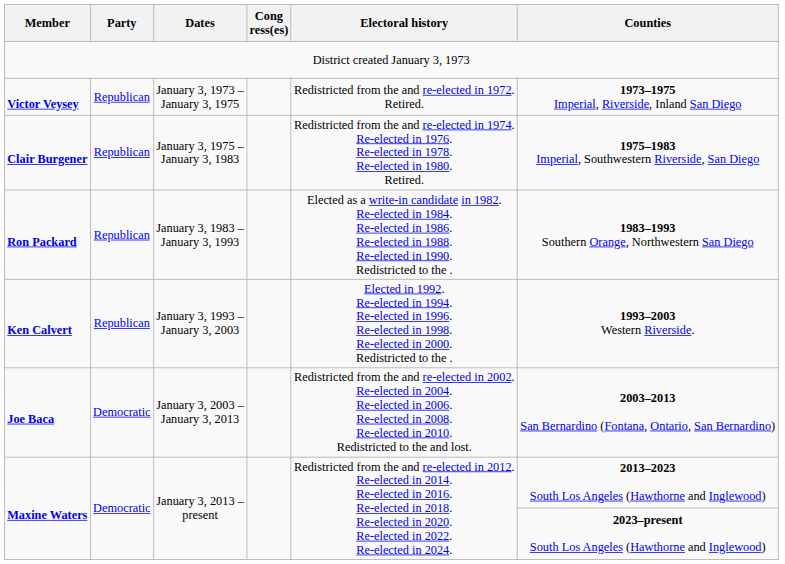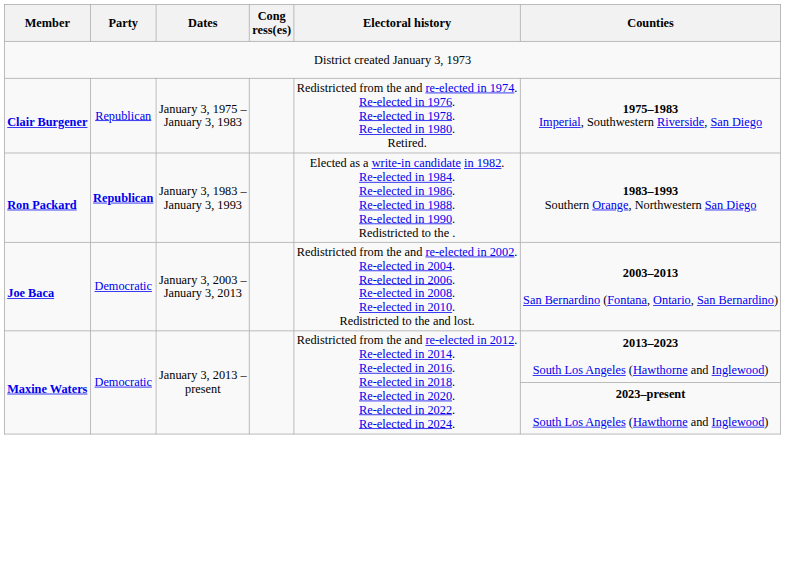- row: (43, 103)
(122, 234) normal -> (123, 197) bold
- row: (40, 330)
